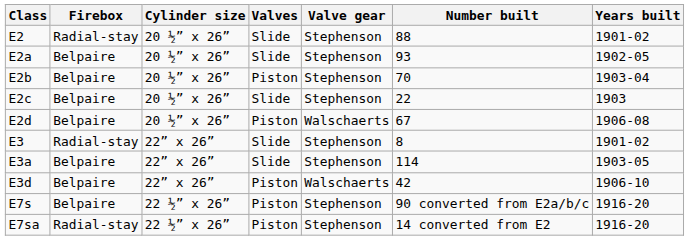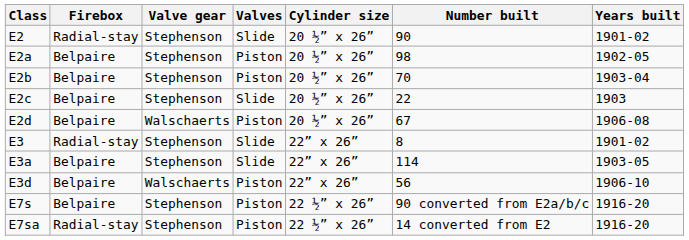columns swapped: (195, 15) <-> (347, 15)
(403, 36) 88 -> (403, 36) 90
(271, 57) Slide -> (259, 57) Piston
(403, 57) 93 -> (403, 57) 98
(403, 183) 42 -> (403, 183) 56
